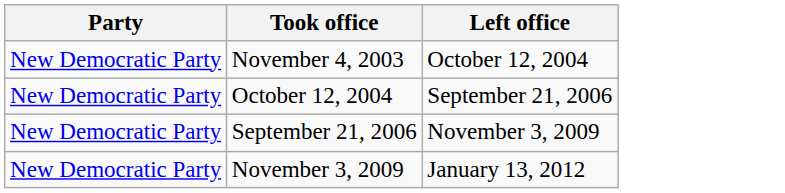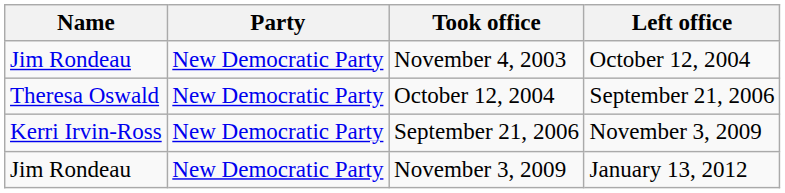+ column: (86, 22)
